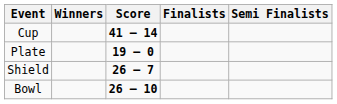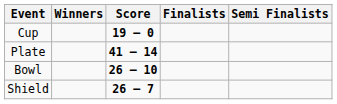(133, 33) 41 – 14 -> (133, 33) 19 – 0
(133, 52) 19 – 0 -> (133, 52) 41 – 14
rows swapped: (28, 89) <-> (28, 70)
